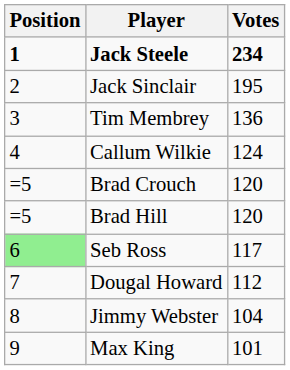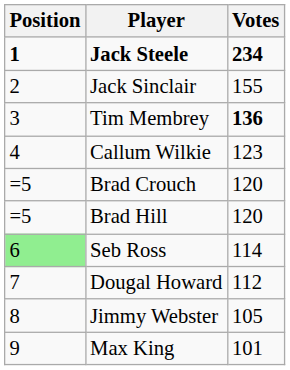(247, 86) 195 -> (247, 86) 155
(247, 119) normal -> (247, 119) bold
(247, 151) 124 -> (247, 151) 123
(247, 250) 117 -> (247, 250) 114
(247, 315) 104 -> (247, 315) 105
